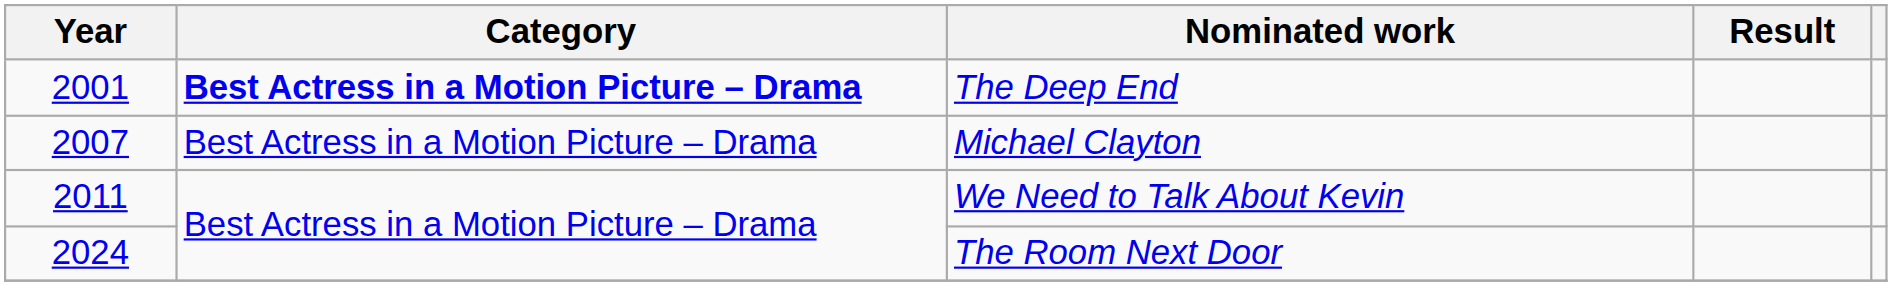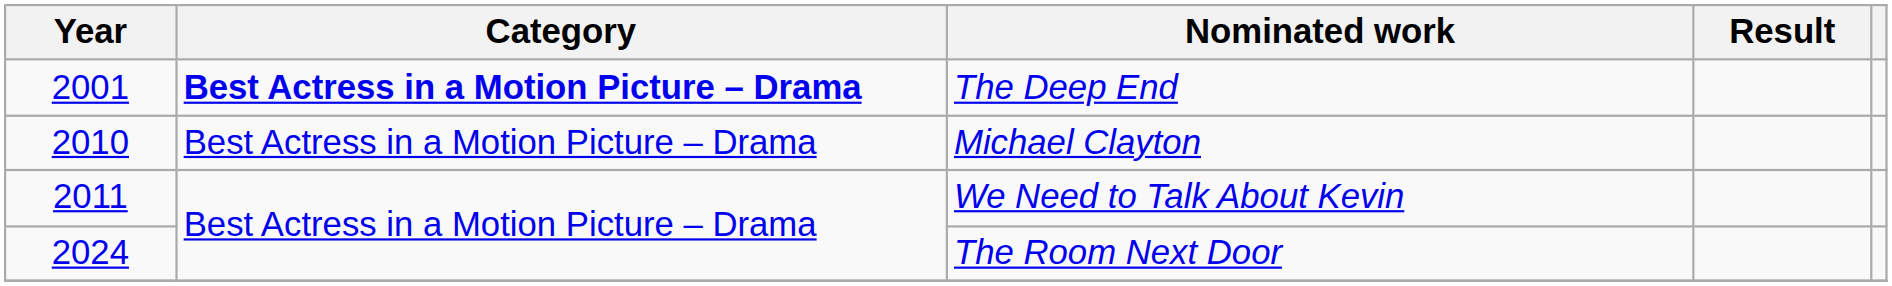(90, 142) 2007 -> (90, 142) 2010
